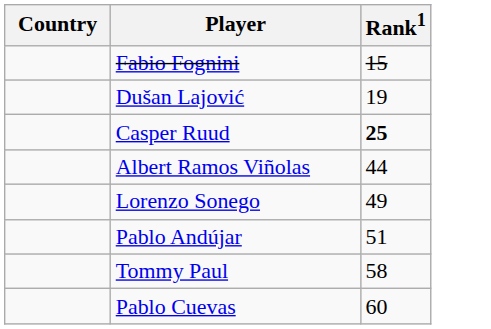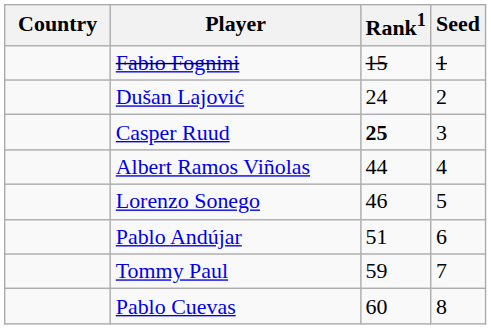+ column: (458, 24)
(377, 97) 19 -> (377, 97) 24
(377, 201) 49 -> (377, 201) 46
(377, 271) 58 -> (377, 271) 59
